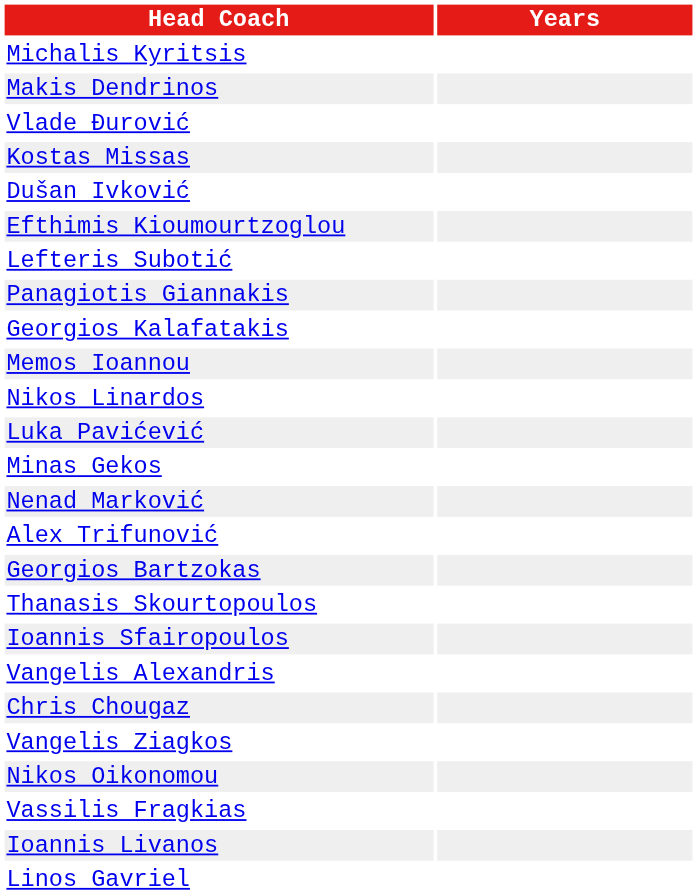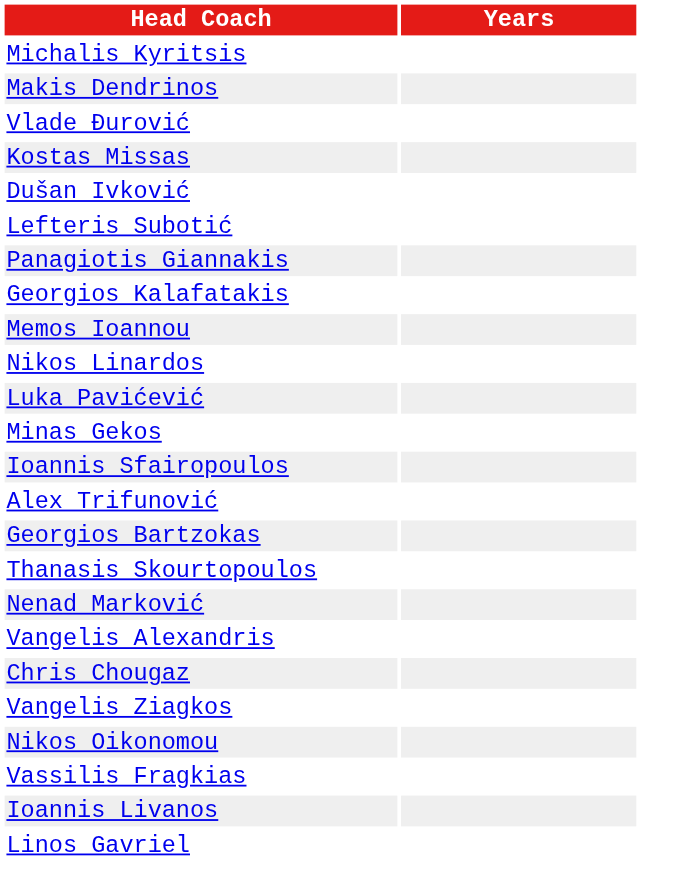- row: (176, 226)
rows swapped: (105, 501) <-> (148, 639)
